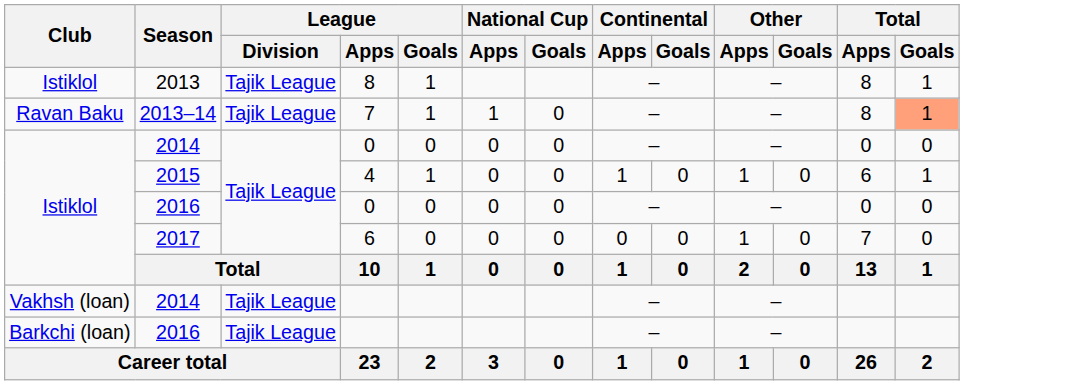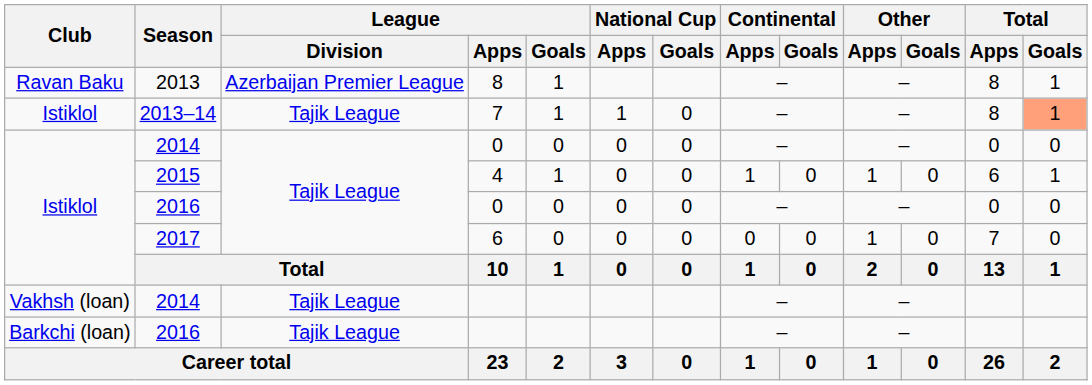(70, 82) Istiklol -> (70, 82) Ravan Baku
(281, 82) Tajik League -> (345, 82) Azerbaijan Premier League
(70, 113) Ravan Baku -> (70, 113) Istiklol
